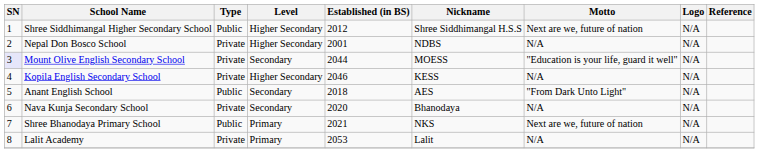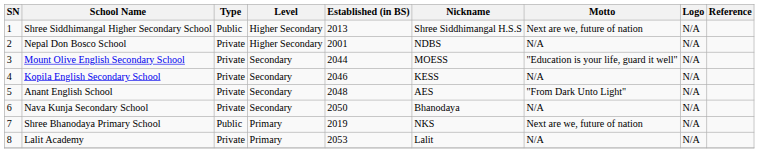(337, 28) 2012 -> (337, 28) 2013
(9, 60) lavender background -> (9, 60) no background
(286, 76) Higher Secondary -> (271, 76) Secondary
(229, 92) Public -> (231, 92) Private
(337, 92) 2018 -> (337, 92) 2048
(337, 108) 2020 -> (337, 108) 2050
(337, 124) 2021 -> (337, 124) 2019
